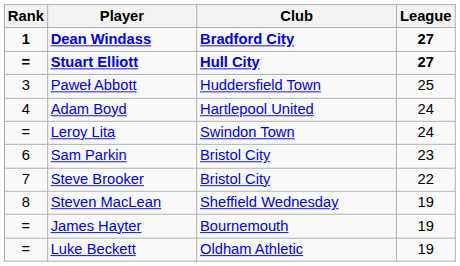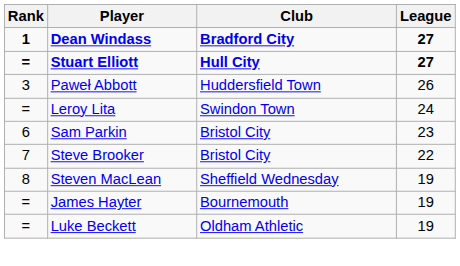(426, 86) 25 -> (426, 86) 26
- row: (89, 109)
